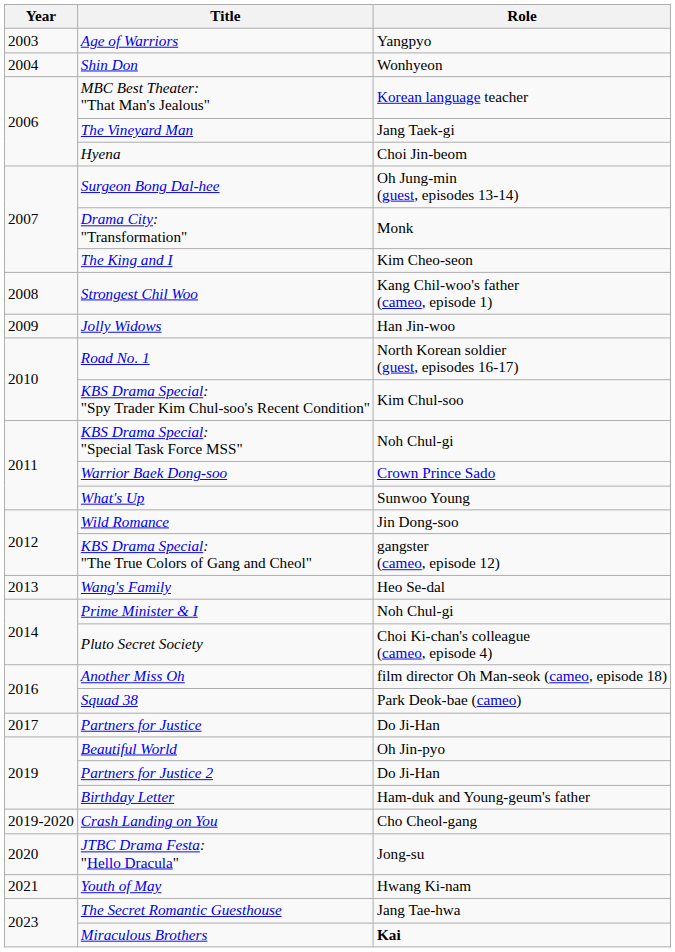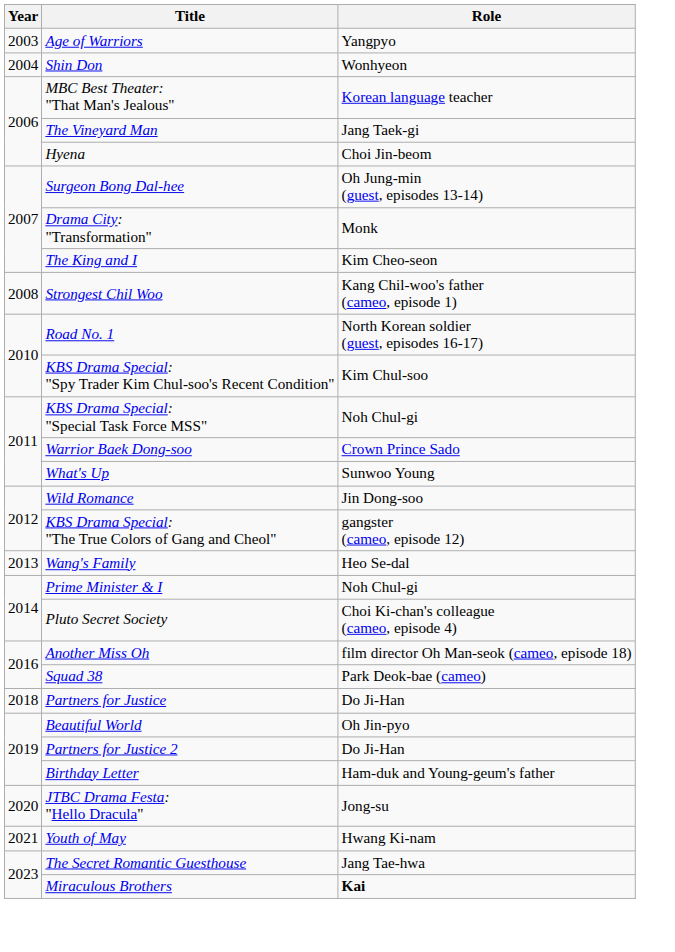- row: (121, 326)
(23, 724) 2017 -> (23, 700) 2018
- row: (149, 821)
